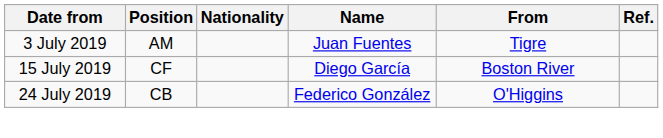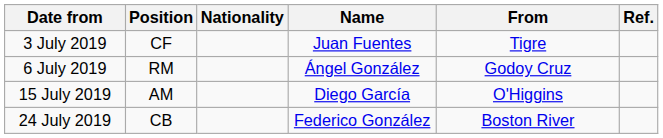(161, 44) AM -> (161, 44) CF
+ row: (65, 69)
(161, 69) CF -> (161, 95) AM
(528, 69) Boston River -> (528, 95) O'Higgins
(528, 95) O'Higgins -> (528, 121) Boston River
